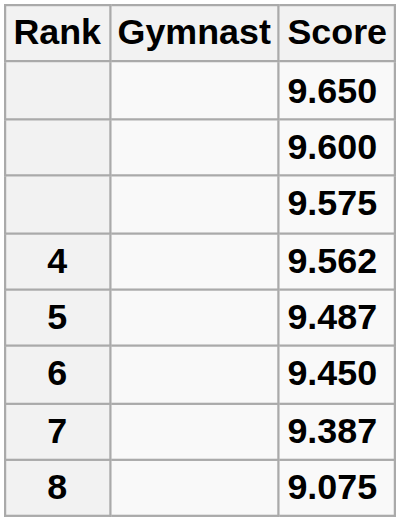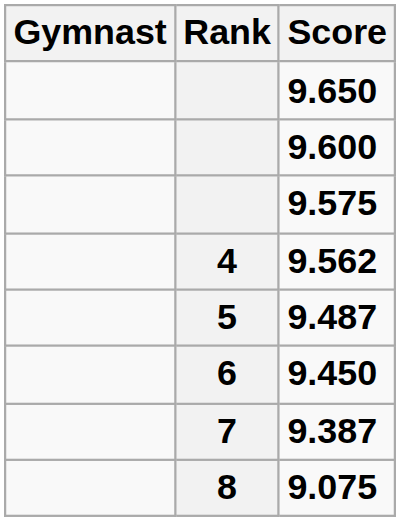columns swapped: (57, 32) <-> (194, 32)
